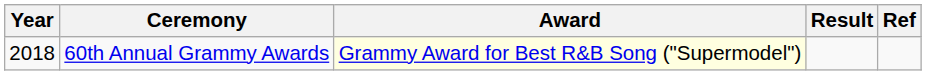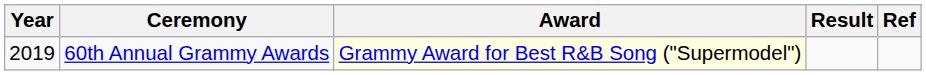(32, 53) 2018 -> (32, 53) 2019
